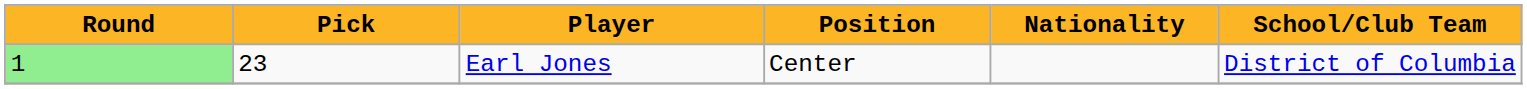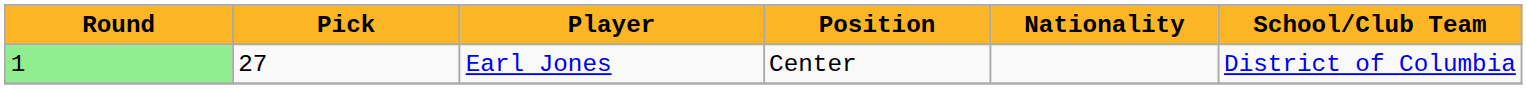(253, 64) 23 -> (253, 64) 27
